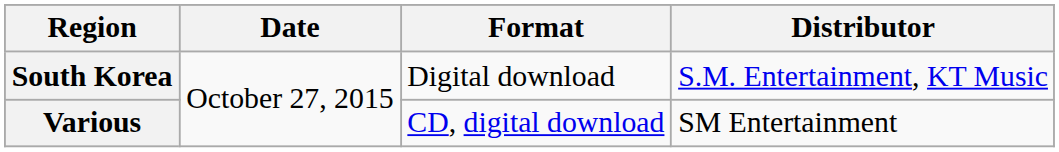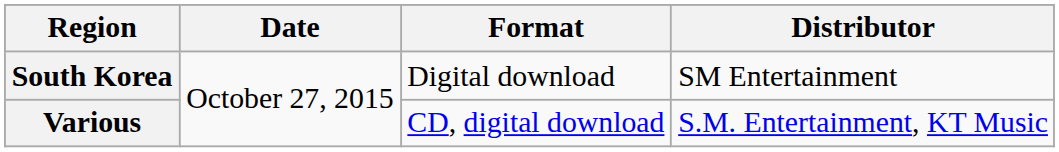(863, 75) S.M. Entertainment, KT Music -> (788, 75) SM Entertainment
(788, 122) SM Entertainment -> (863, 122) S.M. Entertainment, KT Music
